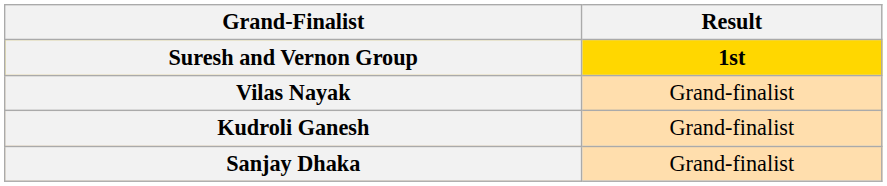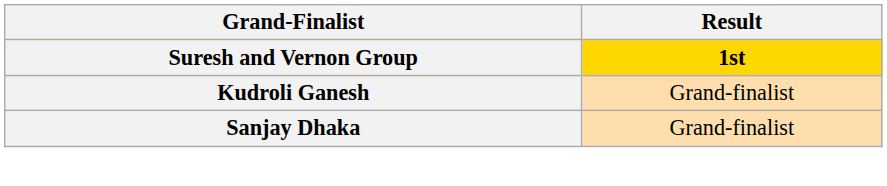- row: (293, 92)
